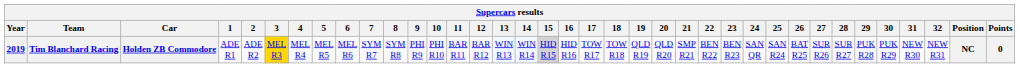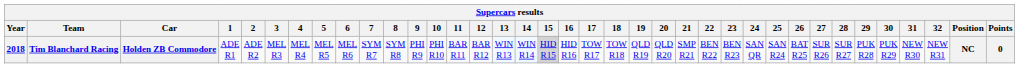(16, 49) 2019 -> (16, 49) 2018
(277, 49) gold background -> (277, 49) no background
